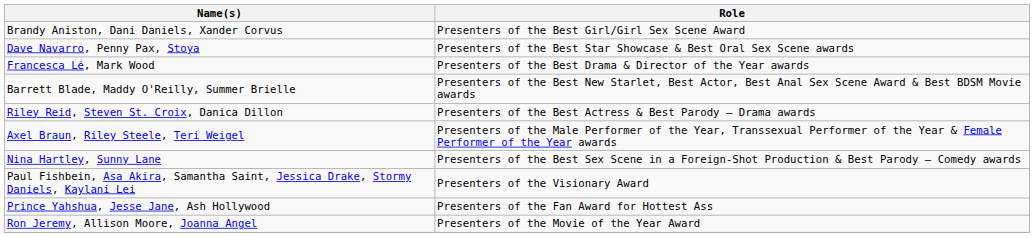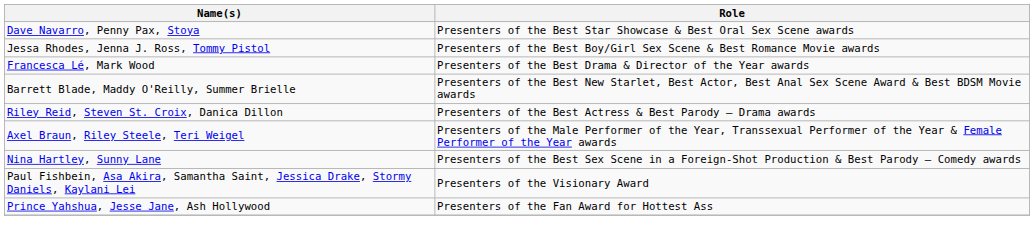- row: (145, 30)
+ row: (139, 48)
- row: (132, 224)
